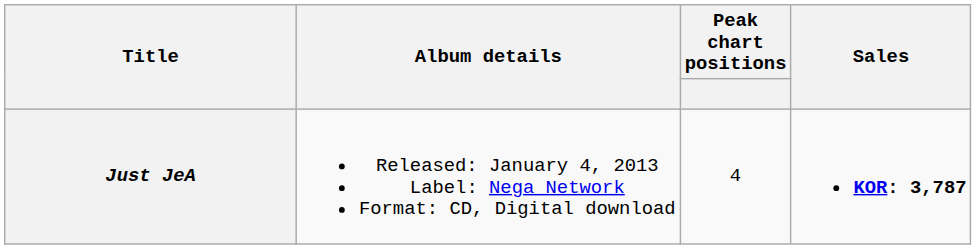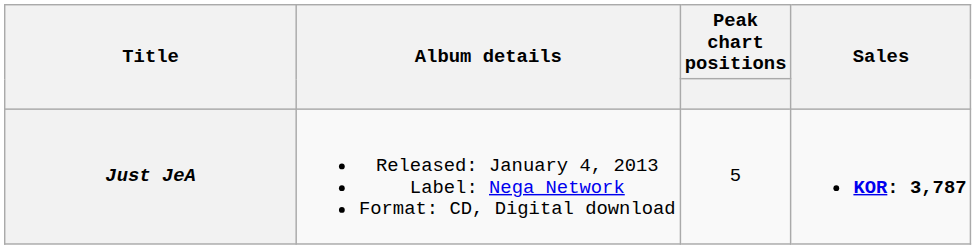(736, 177) 4 -> (736, 177) 5
